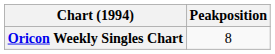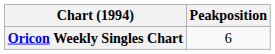(228, 37) 8 -> (228, 37) 6
